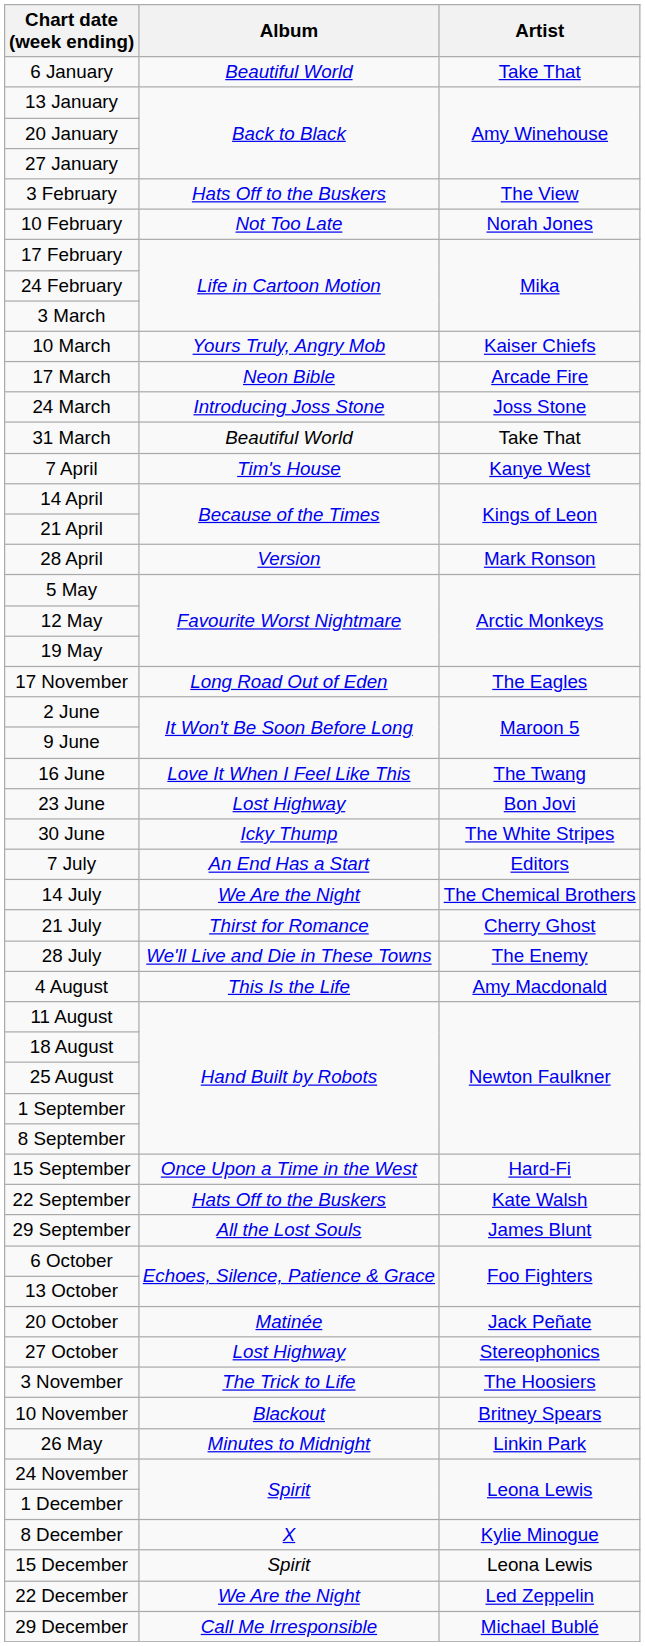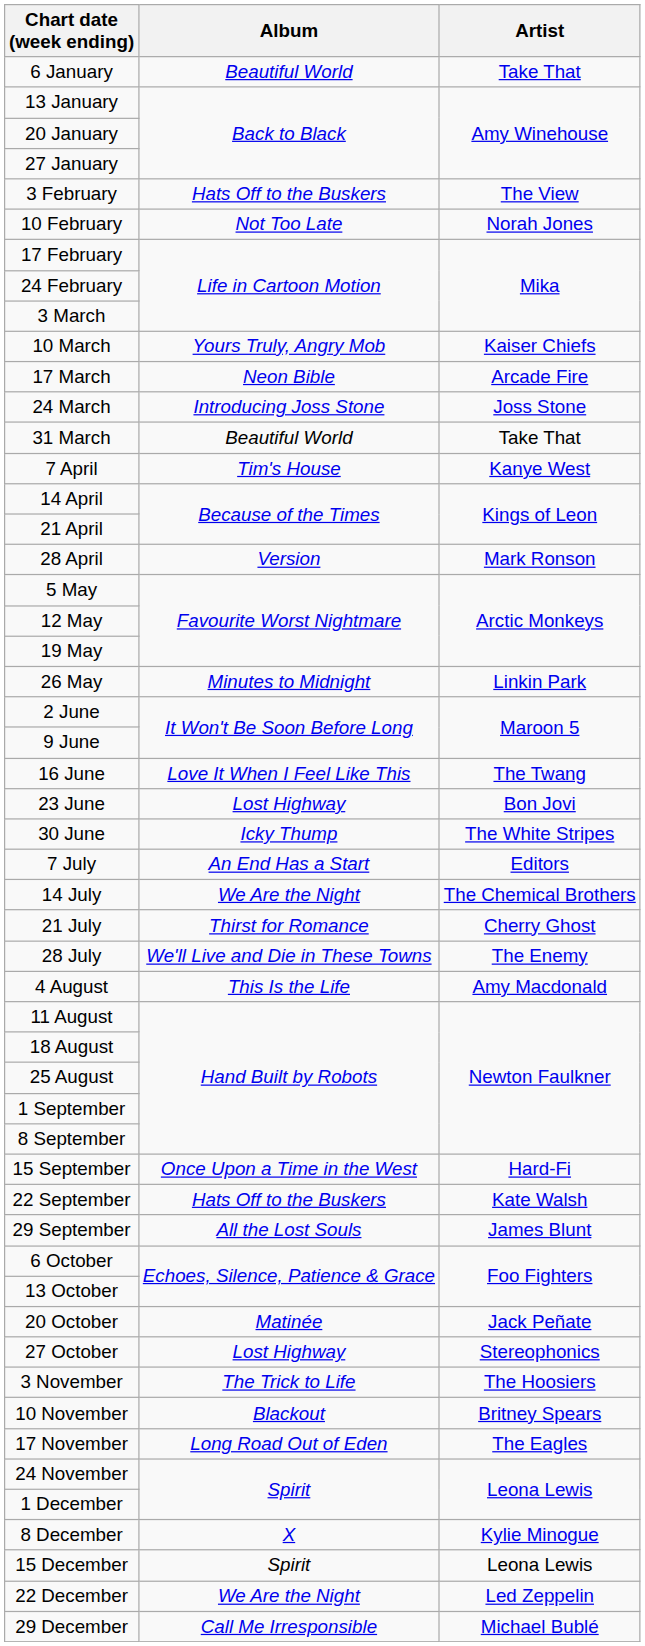rows swapped: (72, 1442) <-> (72, 681)
